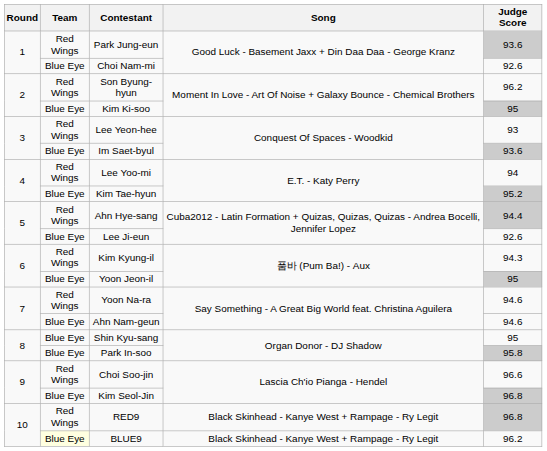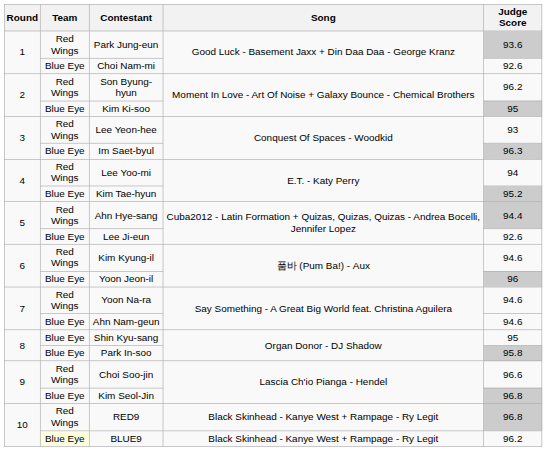(513, 151) 93.6 -> (513, 151) 96.3
(513, 257) 94.3 -> (513, 257) 94.6
(513, 279) 95 -> (513, 279) 96
